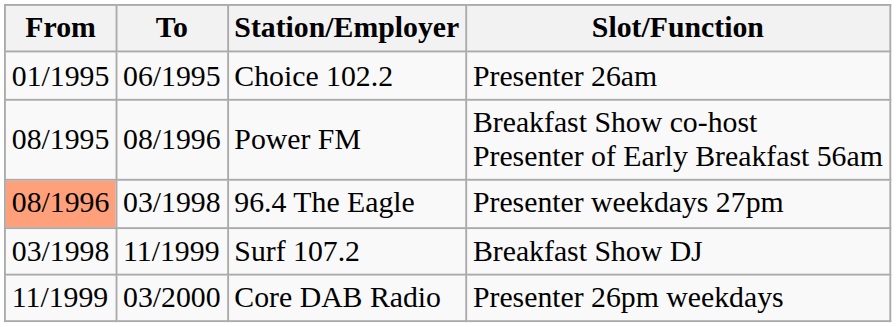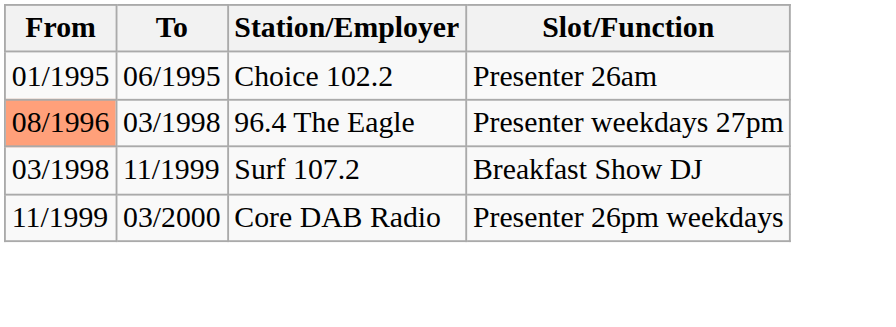- row: (298, 139)
